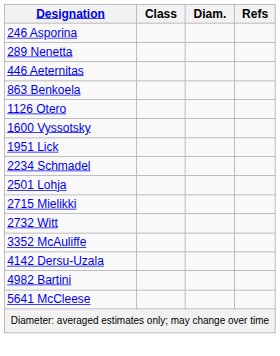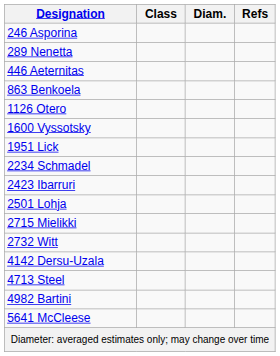+ row: (41, 185)
- row: (47, 242)
+ row: (36, 280)
